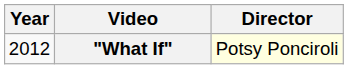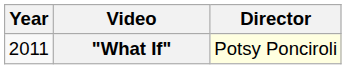(30, 48) 2012 -> (29, 48) 2011
